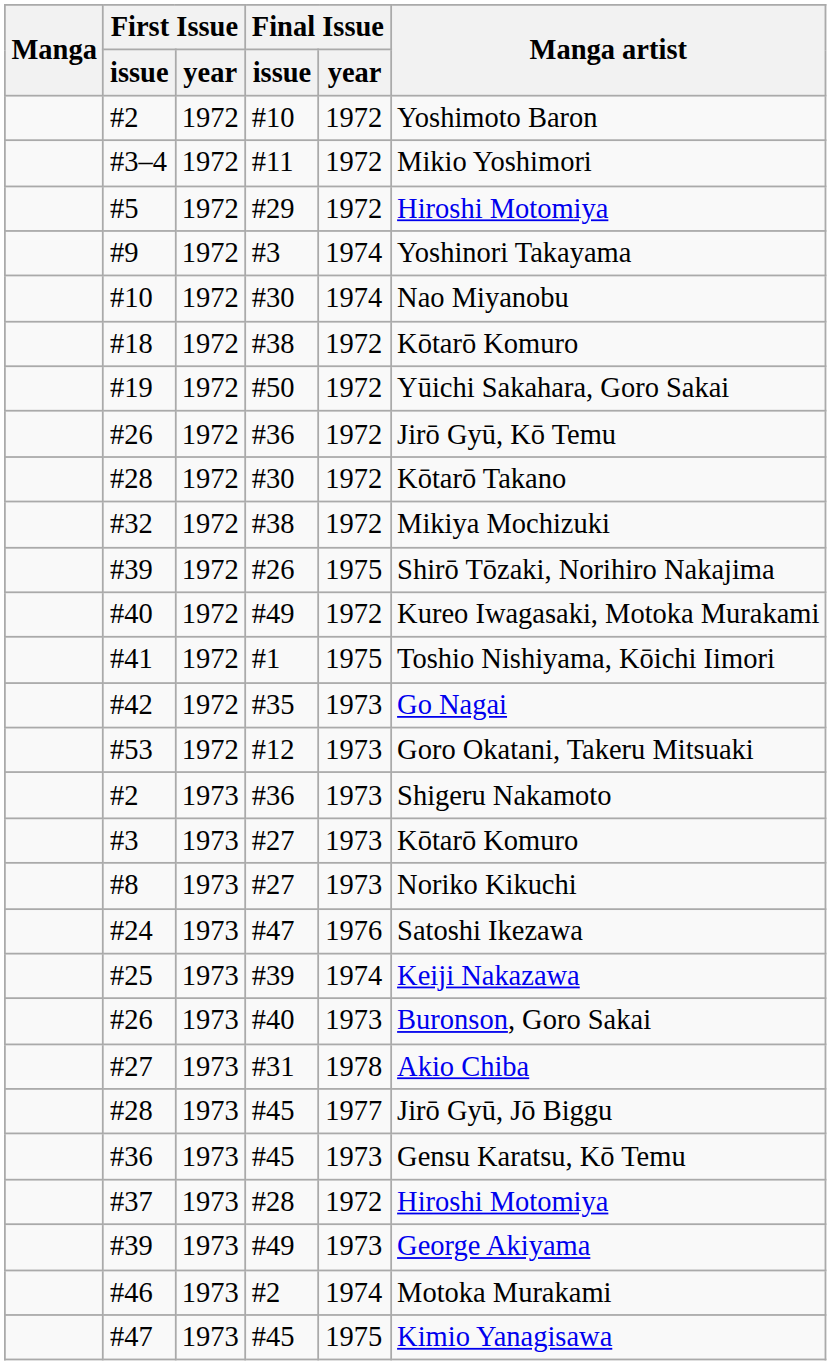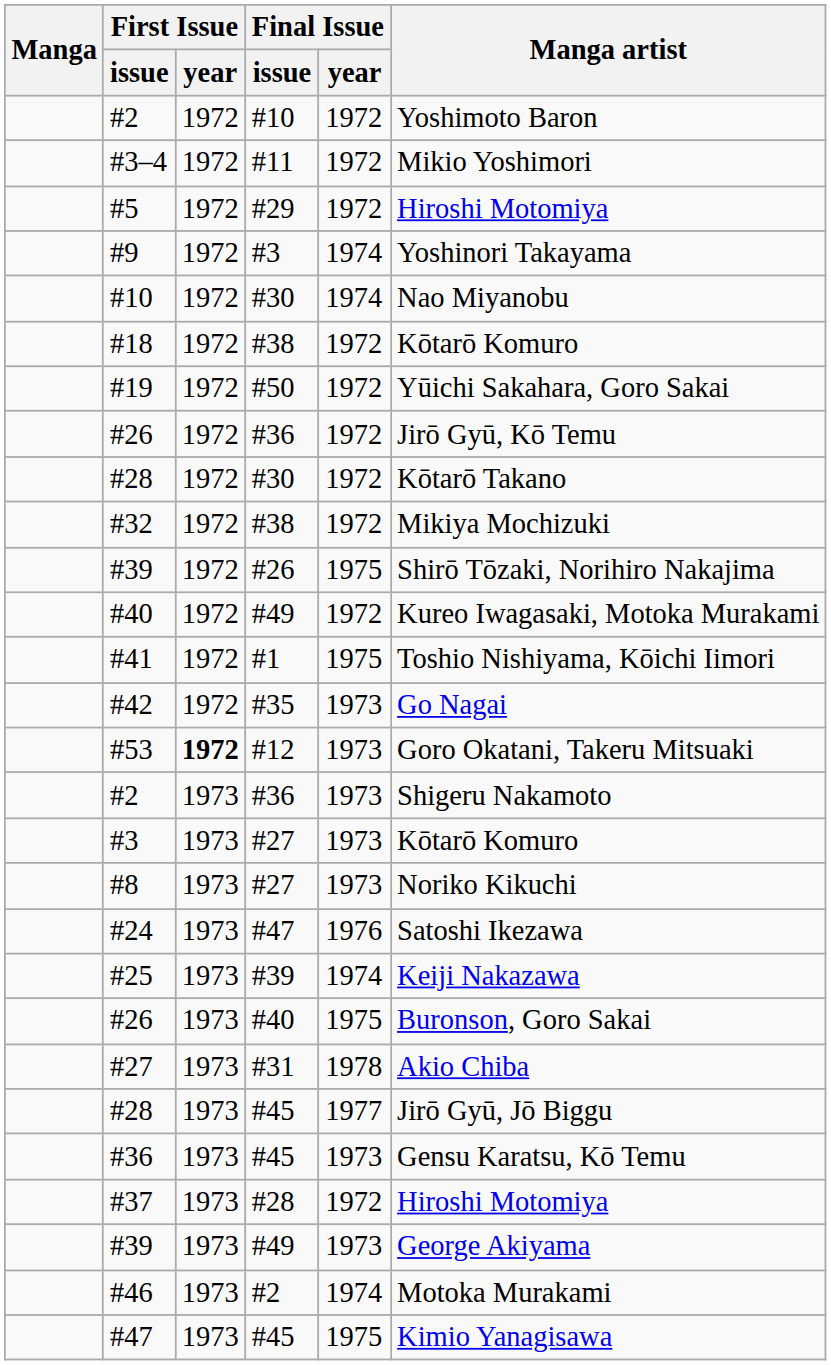(210, 749) normal -> (210, 749) bold
(354, 1020) 1973 -> (354, 1020) 1975
